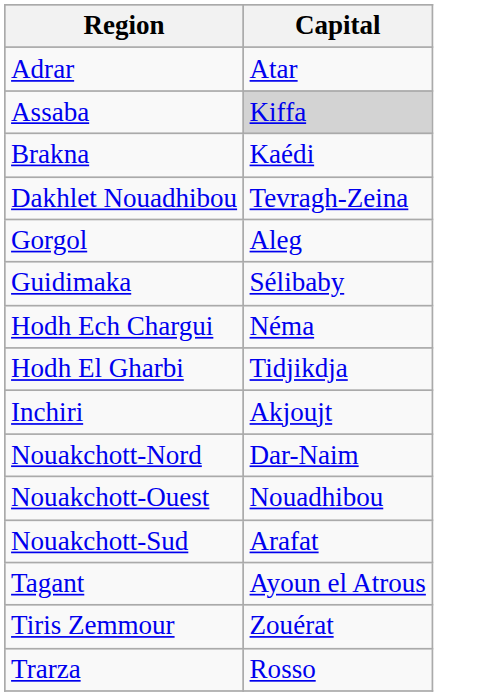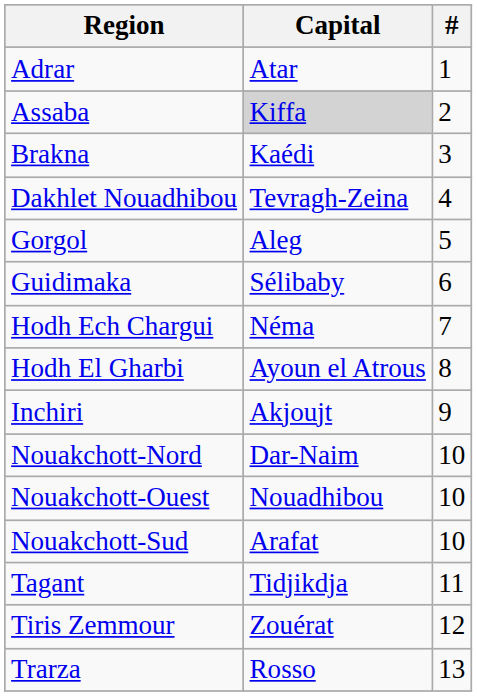+ column: (452, 25)
(299, 369) Tidjikdja -> (338, 369) Ayoun el Atrous
(338, 583) Ayoun el Atrous -> (299, 583) Tidjikdja
